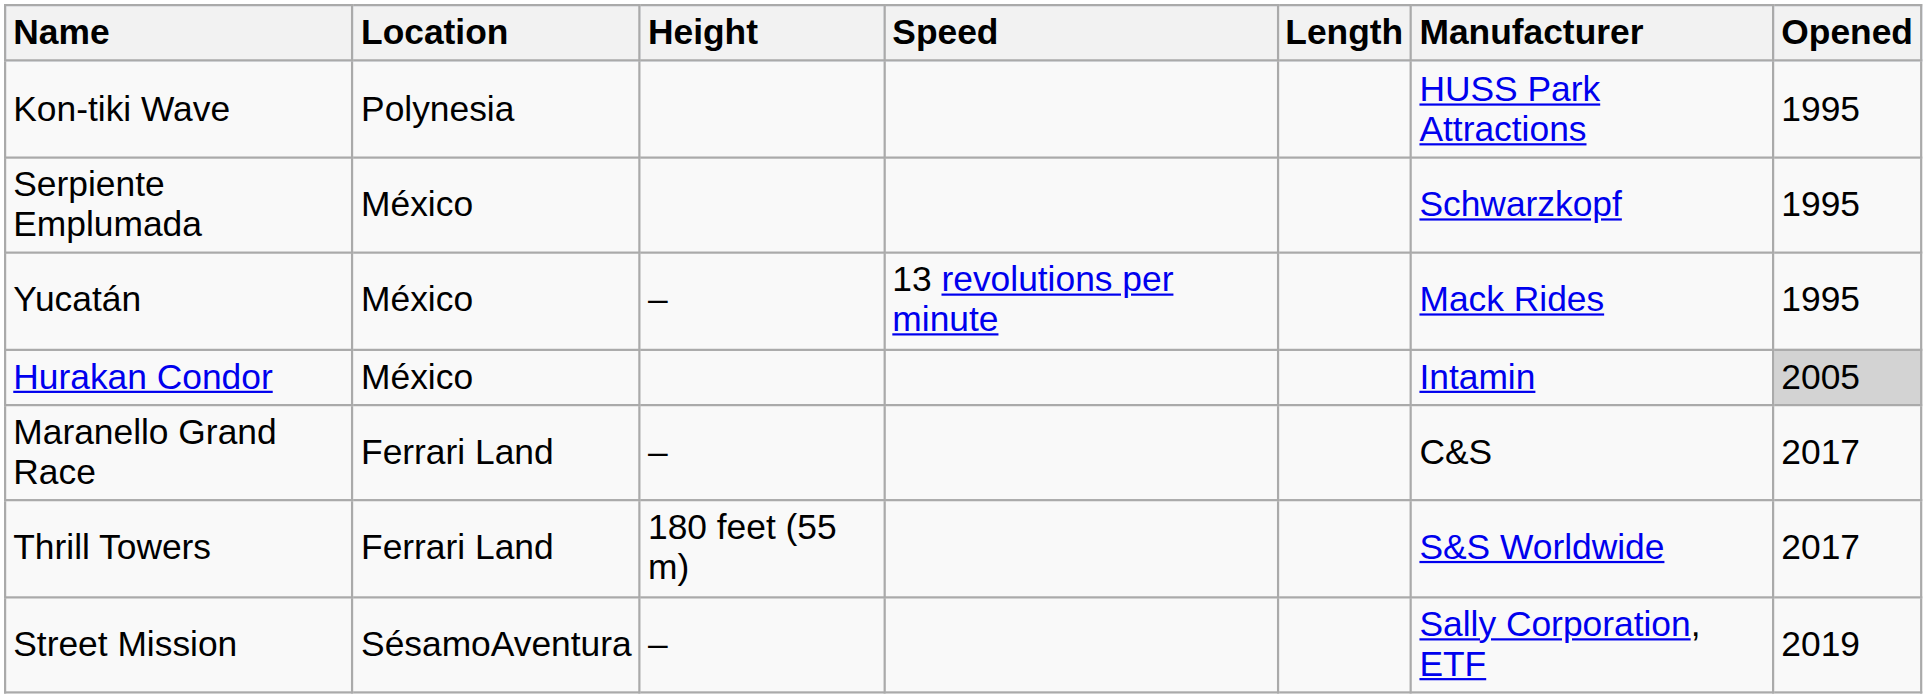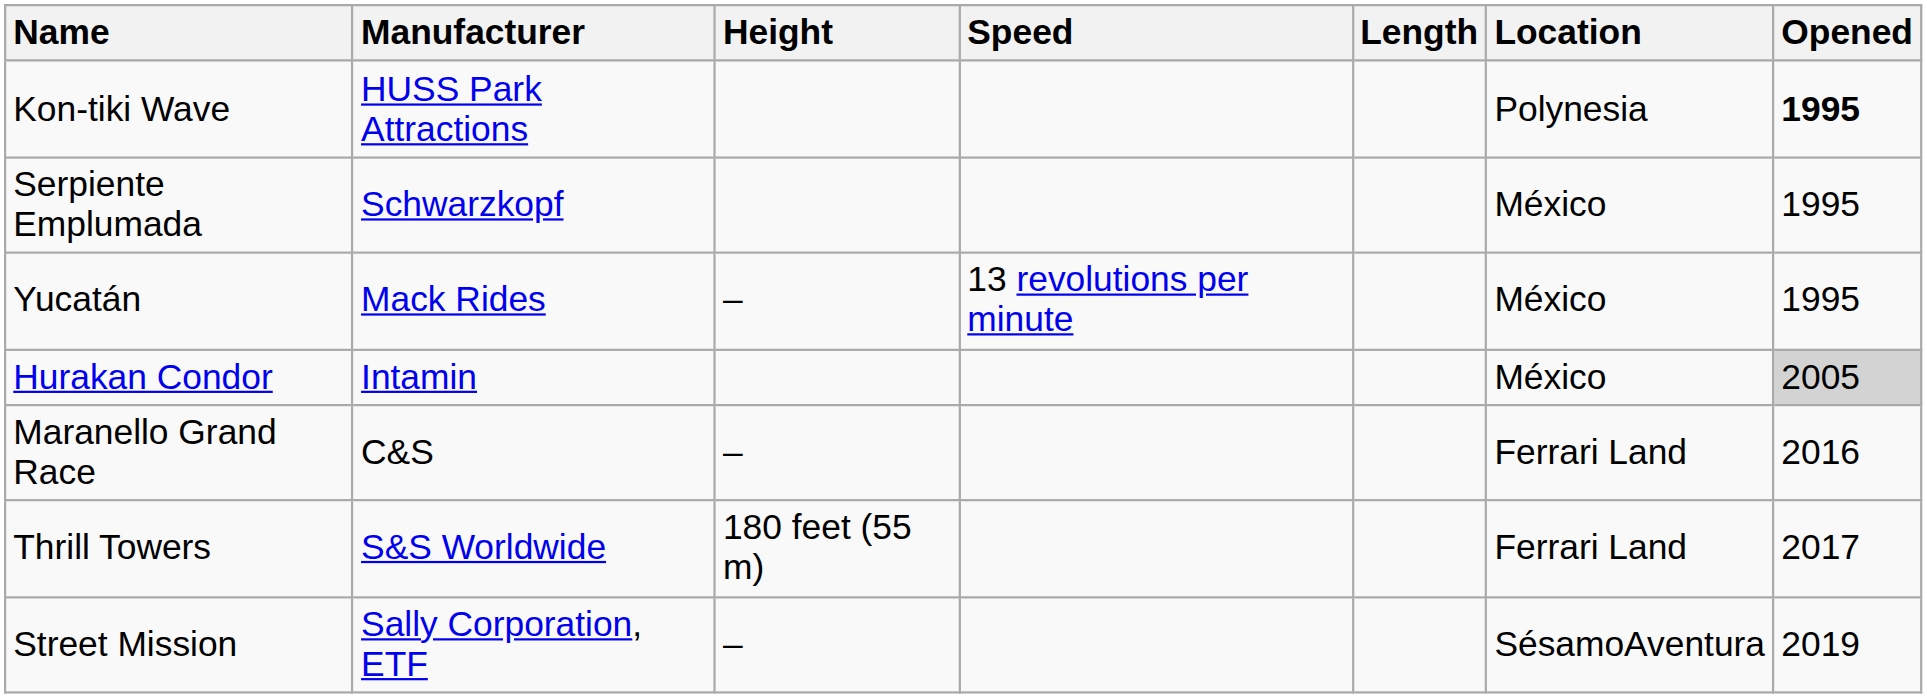columns swapped: (1531, 32) <-> (435, 32)
(1821, 108) normal -> (1821, 108) bold
(1821, 452) 2017 -> (1821, 452) 2016
